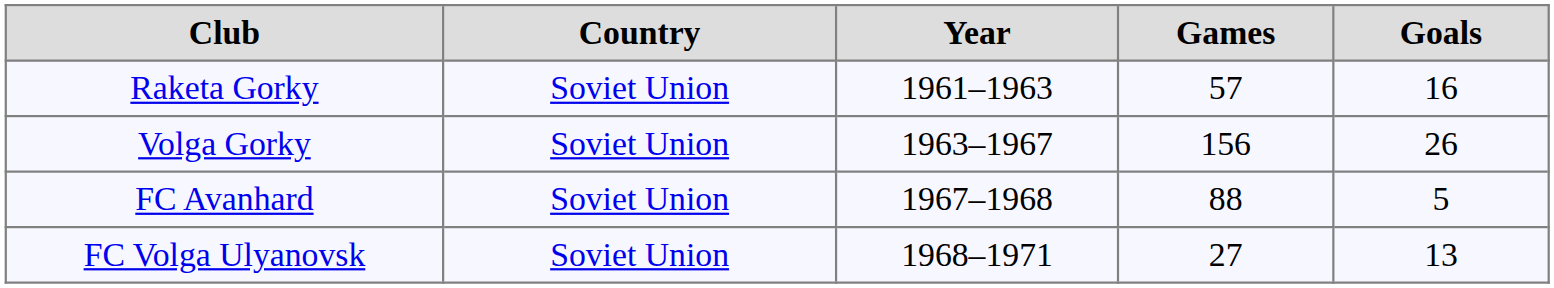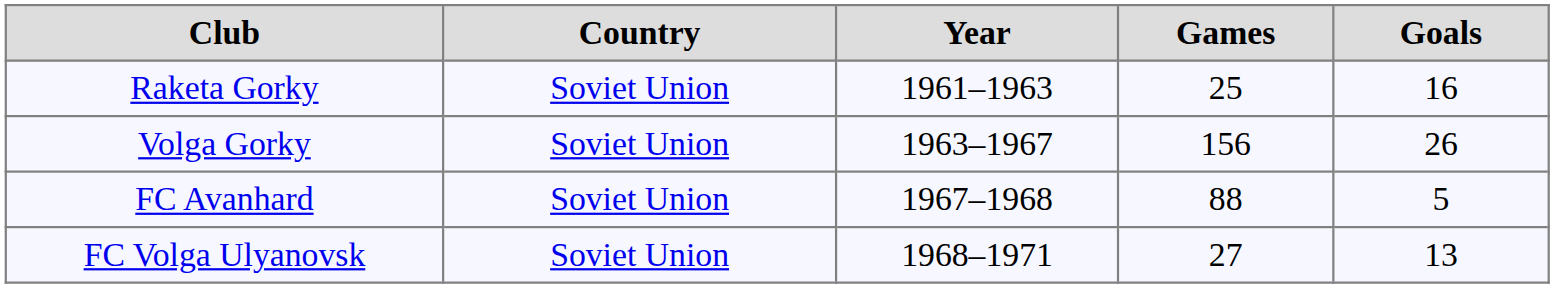(1226, 87) 57 -> (1226, 87) 25
